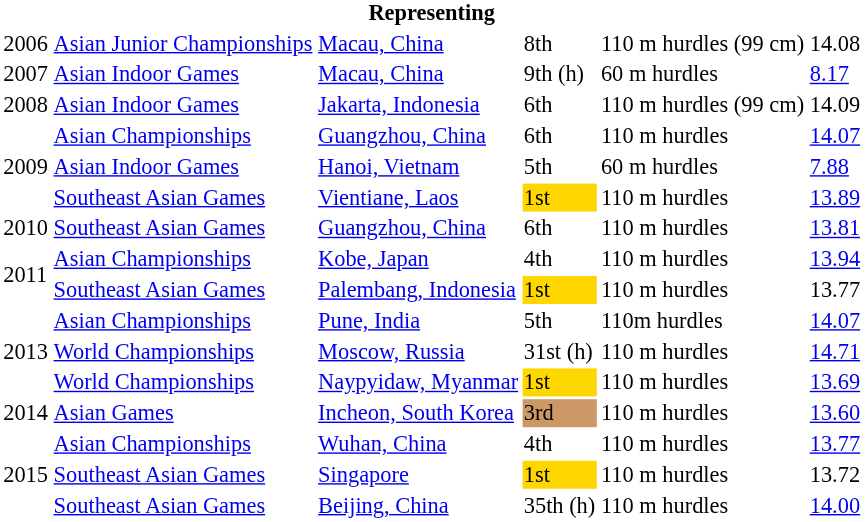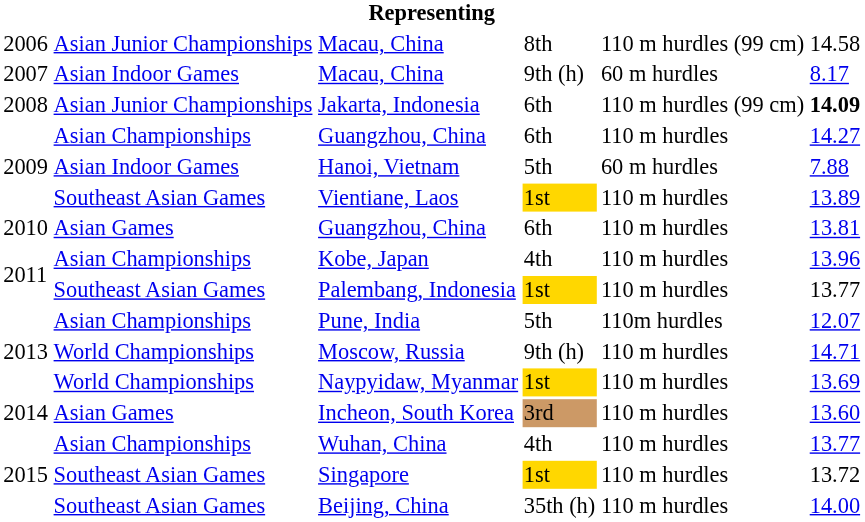(835, 43) 14.08 -> (835, 43) 14.58
(146, 104) Asian Indoor Games -> (183, 104) Asian Junior Championships
(835, 104) normal -> (835, 104) bold
(835, 135) 14.07 -> (835, 135) 14.27
(159, 228) Southeast Asian Games -> (114, 228) Asian Games
(835, 258) 13.94 -> (835, 258) 13.96
(835, 320) 14.07 -> (835, 320) 12.07
(558, 351) 31st (h) -> (554, 351) 9th (h)
